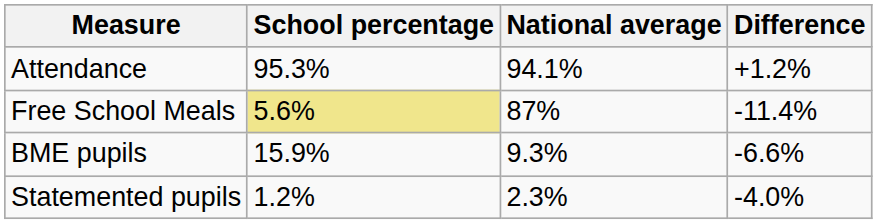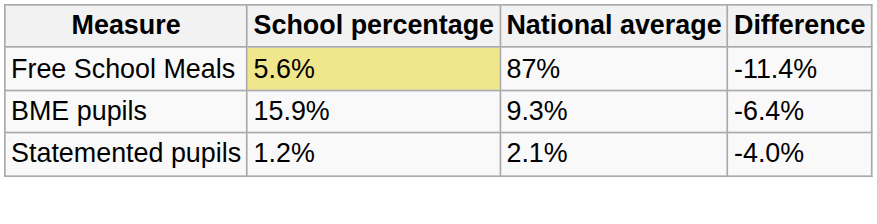- row: (79, 68)
(769, 153) -6.6% -> (769, 111) -6.4%
(537, 196) 2.3% -> (537, 153) 2.1%
